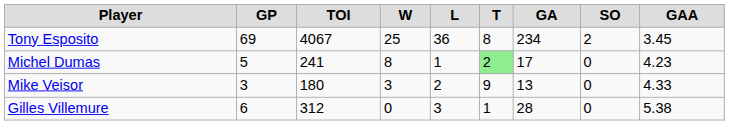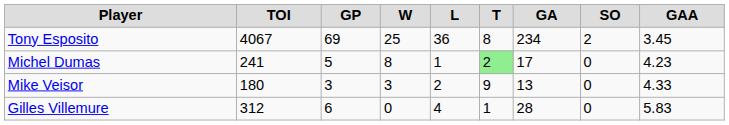columns swapped: (266, 16) <-> (339, 16)
(438, 108) 3 -> (438, 108) 4
(657, 108) 5.38 -> (657, 108) 5.83
